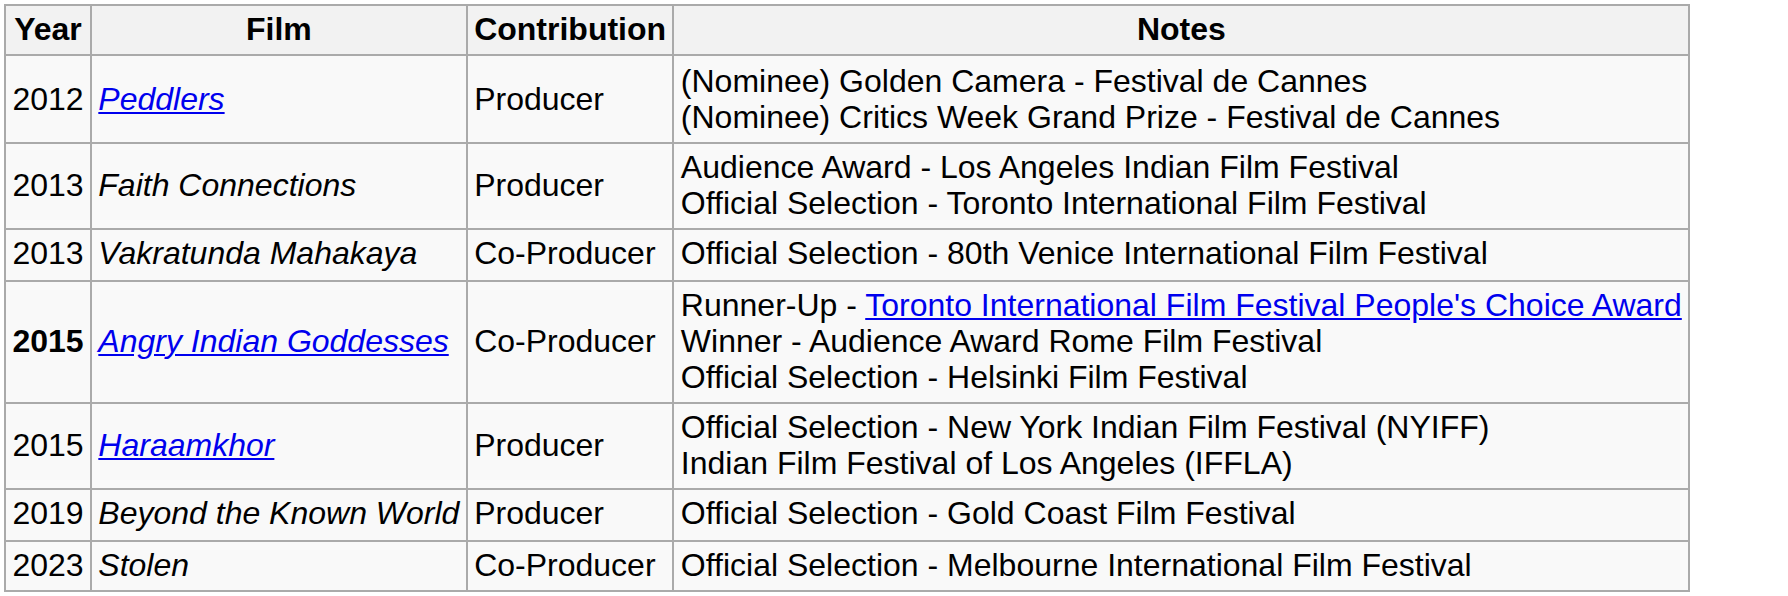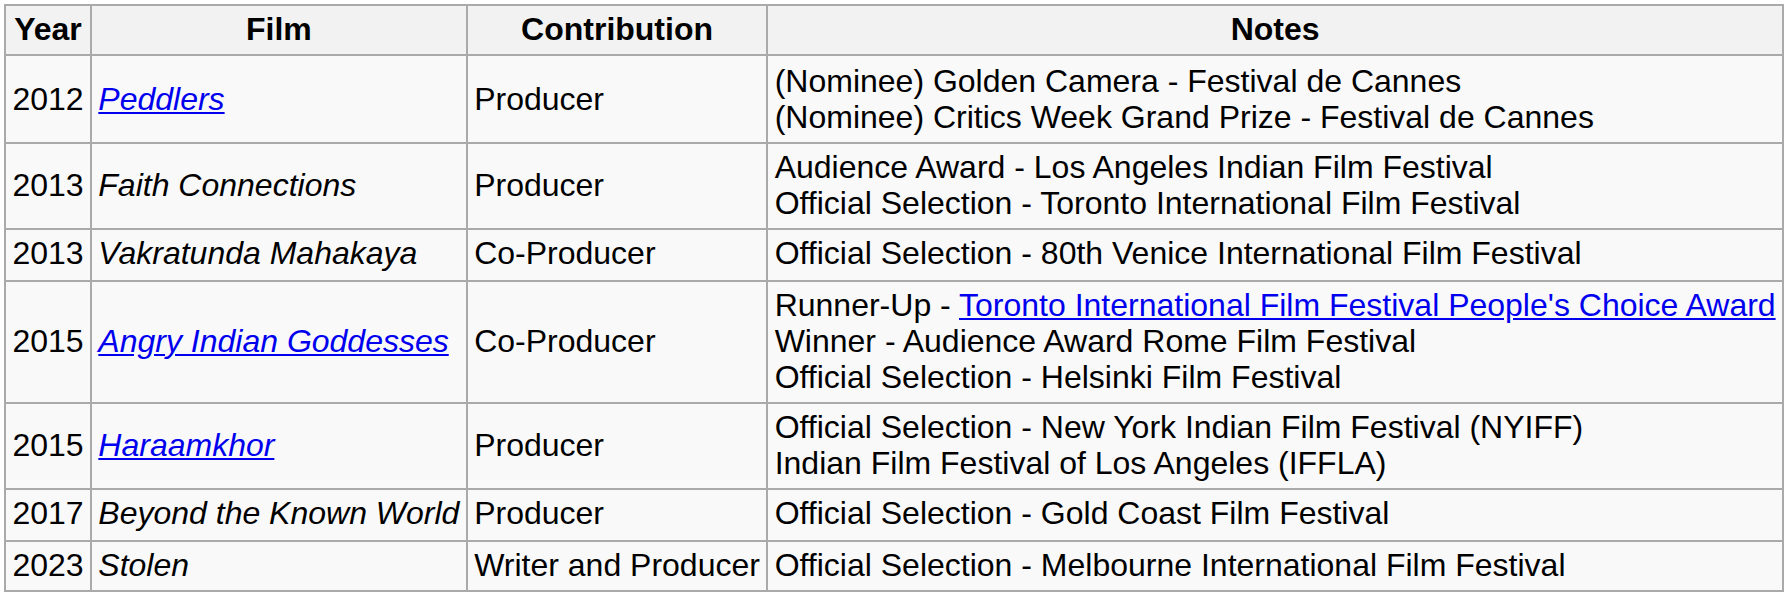(48, 340) bold -> (48, 340) normal
(48, 514) 2019 -> (48, 514) 2017
(565, 565) Co-Producer -> (617, 565) Writer and Producer
